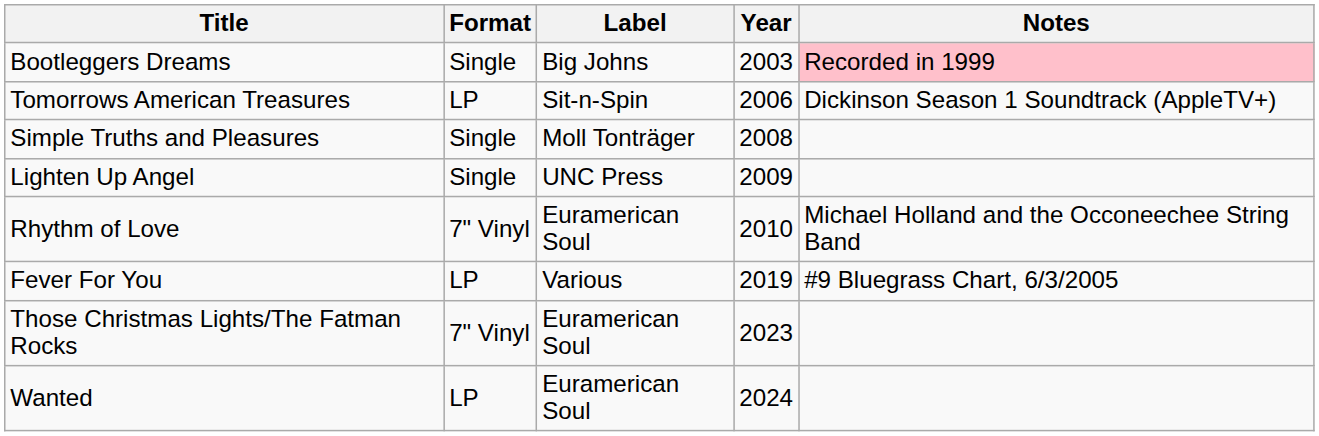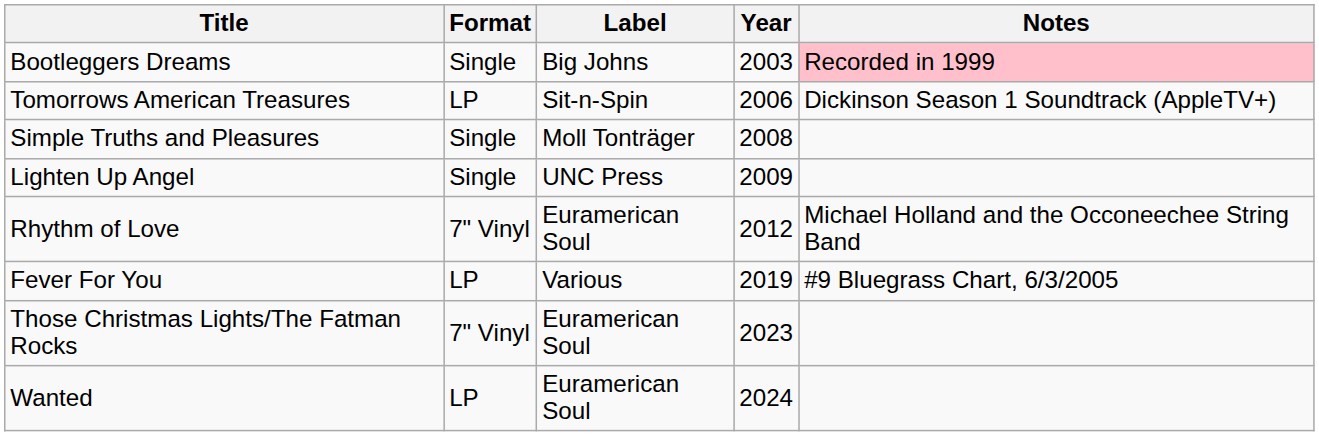(766, 228) 2010 -> (766, 228) 2012
